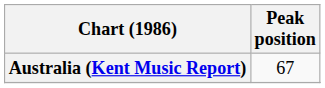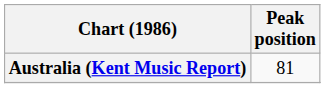(285, 67) 67 -> (285, 67) 81
